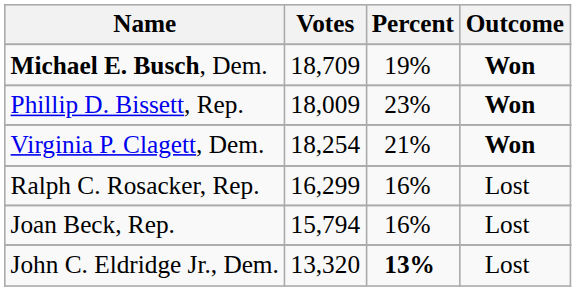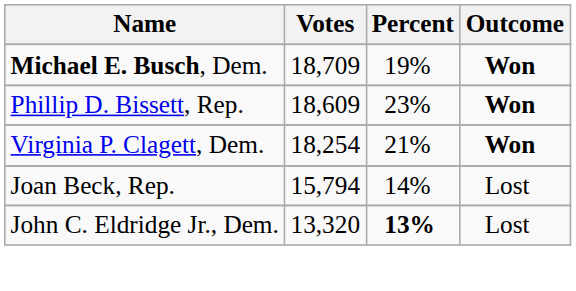(325, 104) 18,009 -> (325, 104) 18,609
- row: (135, 184)
(401, 225) 16% -> (401, 184) 14%
